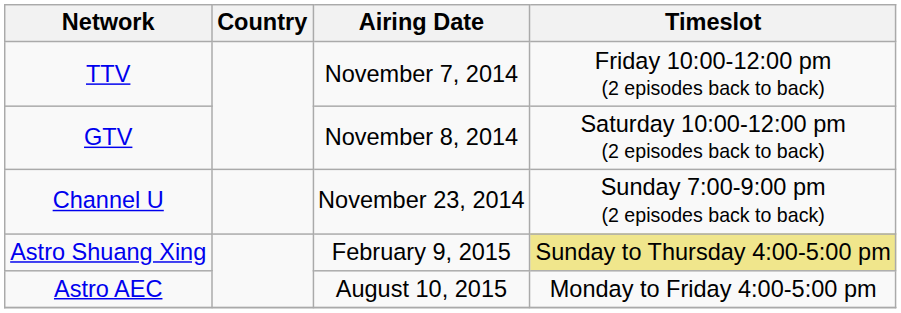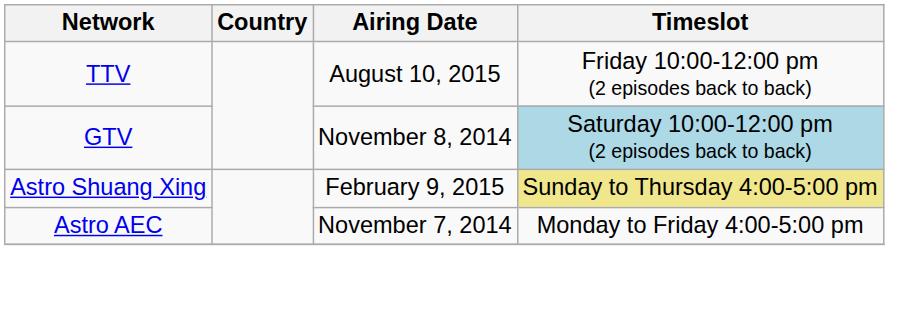(421, 73) November 7, 2014 -> (415, 73) August 10, 2015
(713, 137) no background -> (700, 137) lightblue background
- row: (108, 201)
(421, 289) August 10, 2015 -> (415, 225) November 7, 2014
